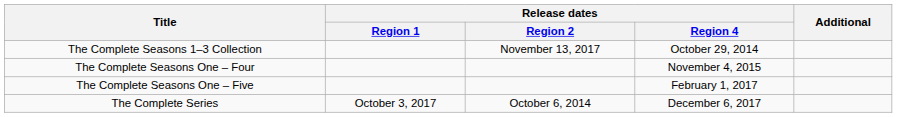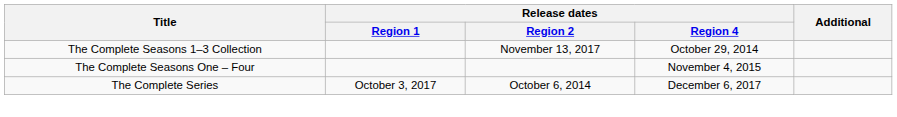- row: (165, 85)
